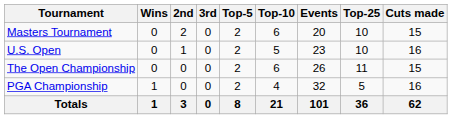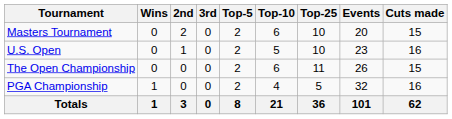columns swapped: (362, 13) <-> (319, 13)
